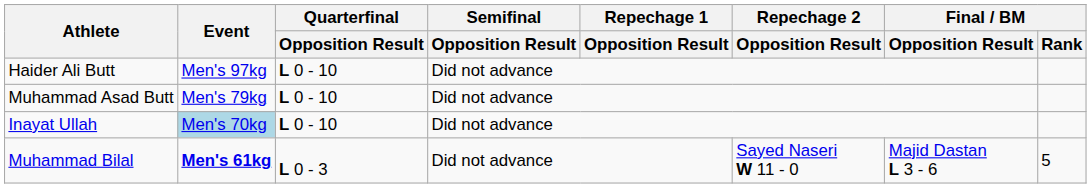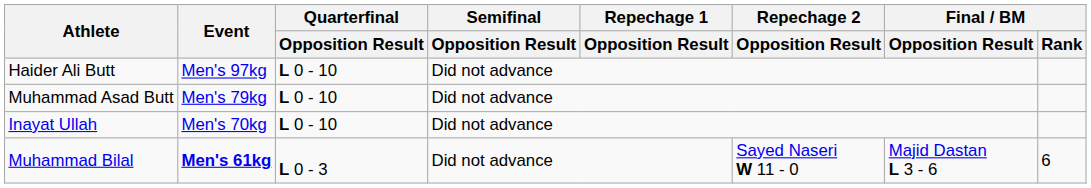(224, 124) lightblue background -> (224, 124) no background
(1046, 160) 5 -> (1046, 160) 6
